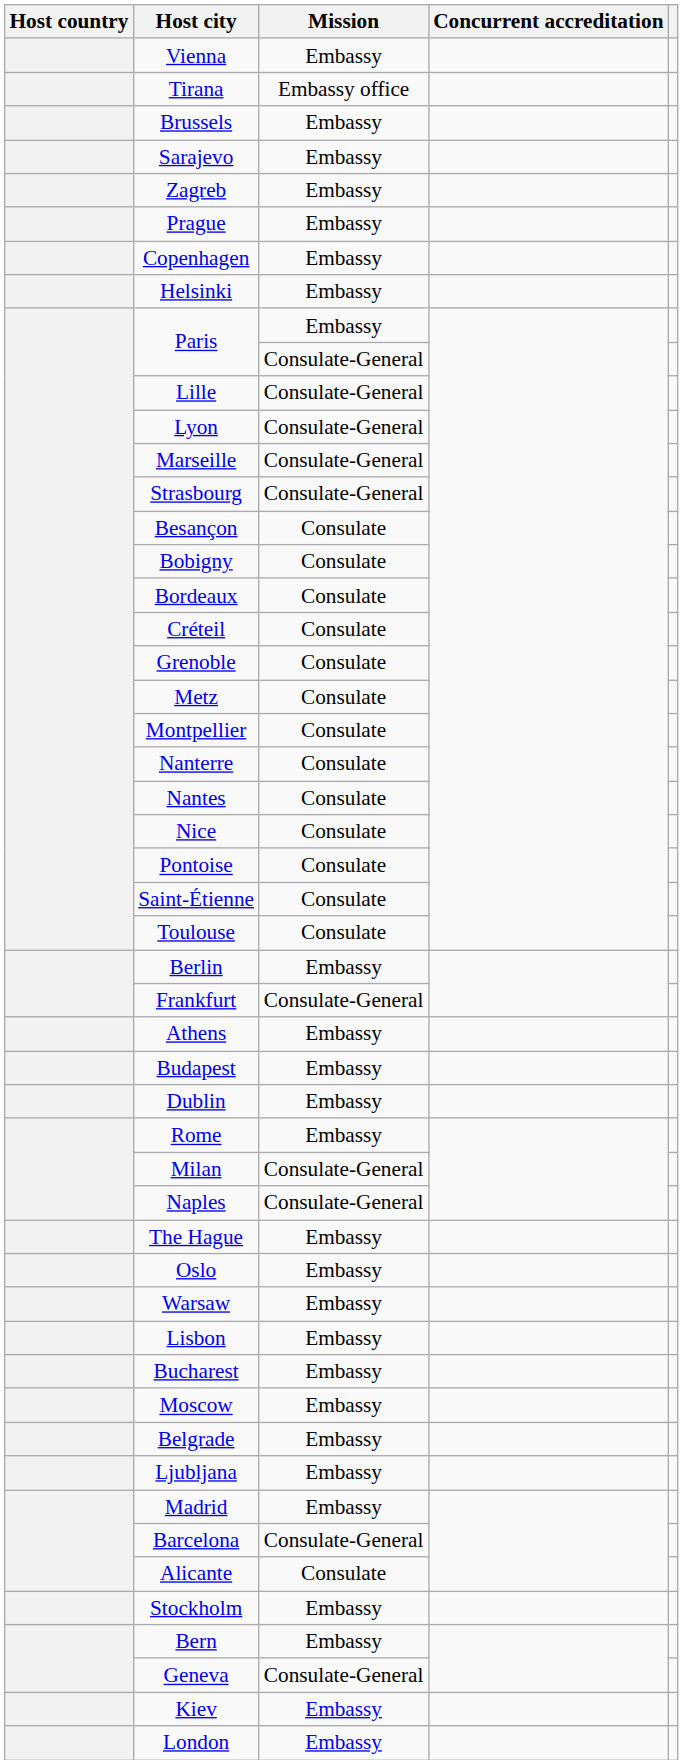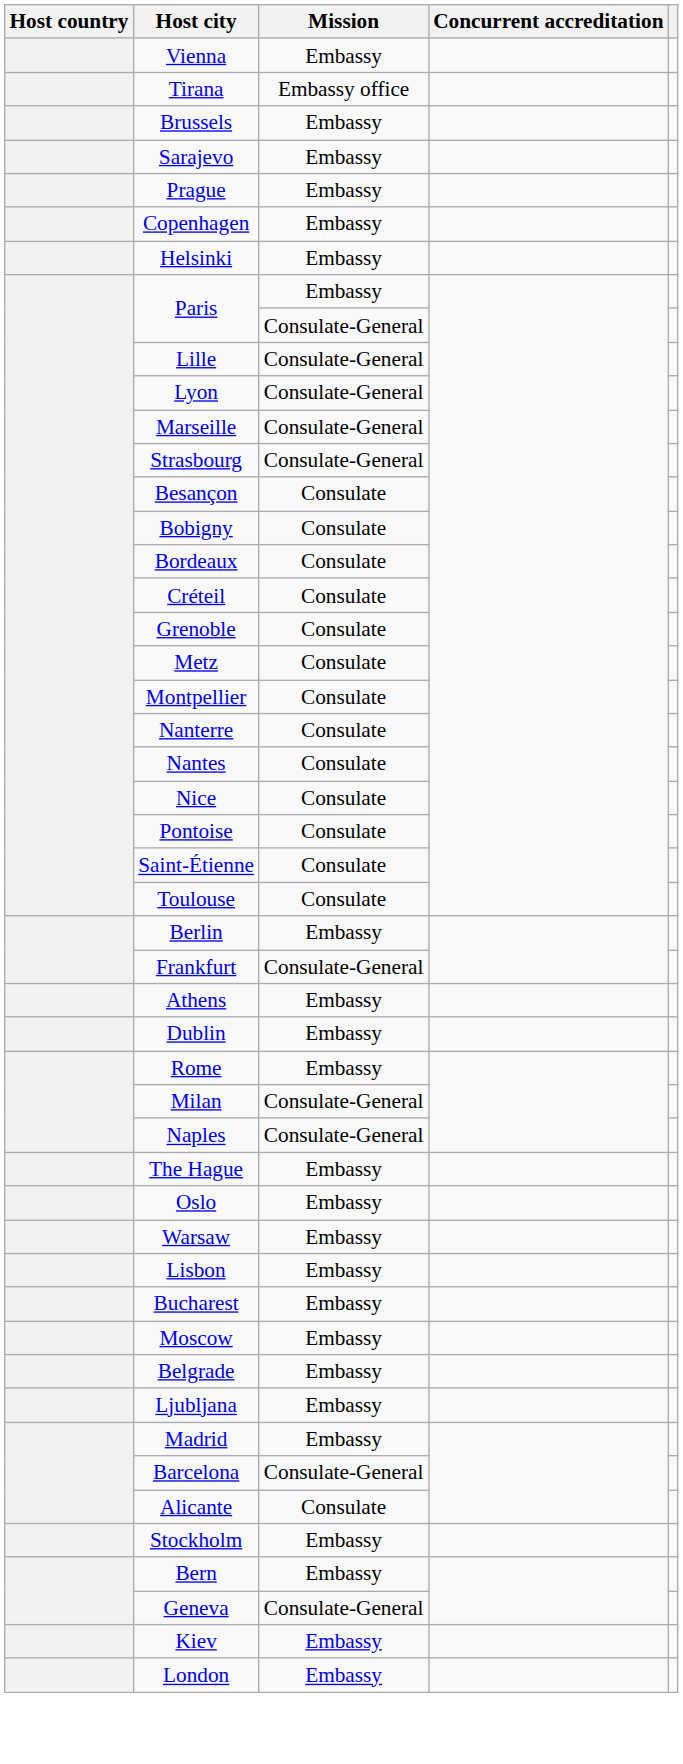- row: (196, 190)
- row: (196, 1067)
